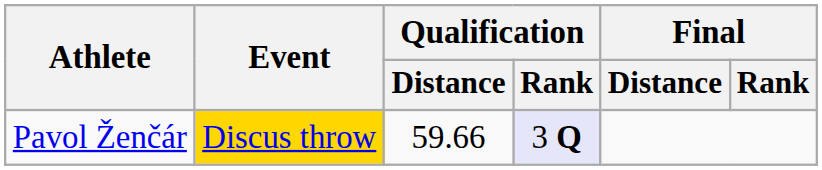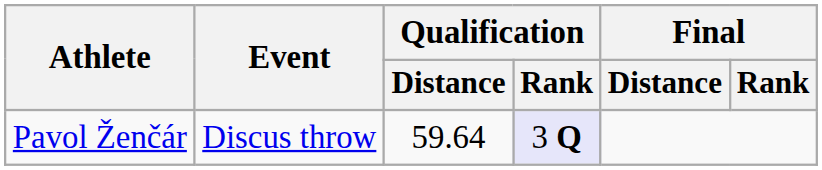(289, 137) gold background -> (289, 137) no background
(449, 137) 59.66 -> (449, 137) 59.64
